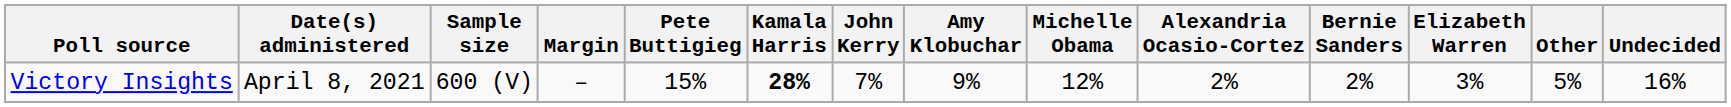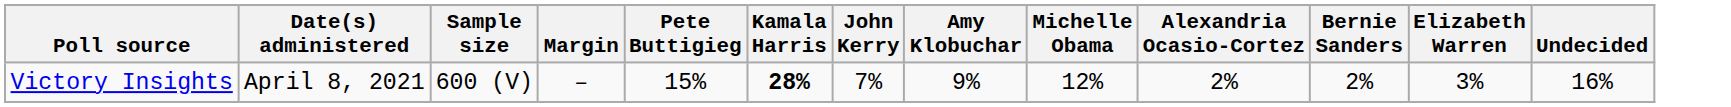- column: (1567, 45)
